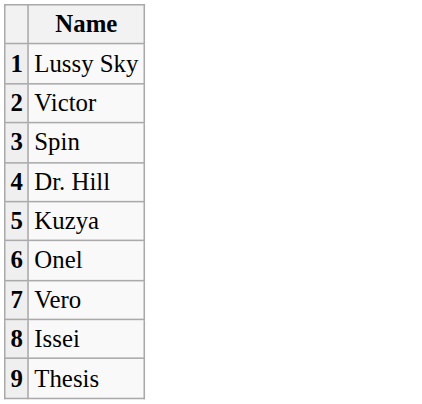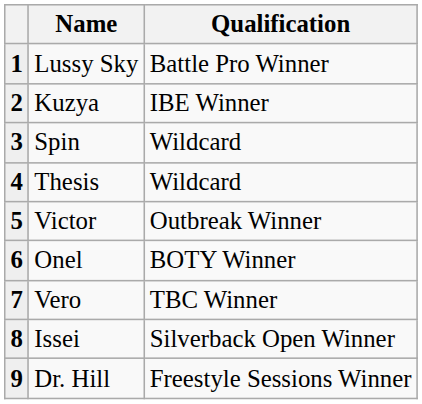+ column: (281, 24)
(65, 102) Victor -> (67, 102) Kuzya
(72, 181) Dr. Hill -> (67, 181) Thesis
(67, 220) Kuzya -> (65, 220) Victor
(67, 378) Thesis -> (72, 378) Dr. Hill
